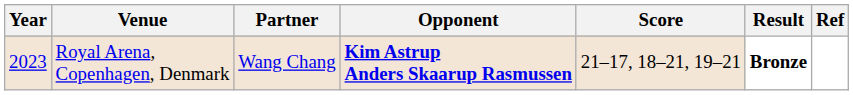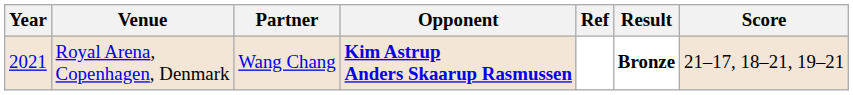columns swapped: (661, 20) <-> (830, 20)
(28, 62) 2023 -> (28, 62) 2021
